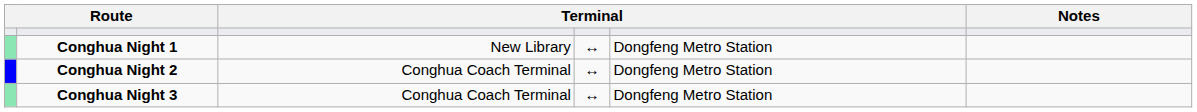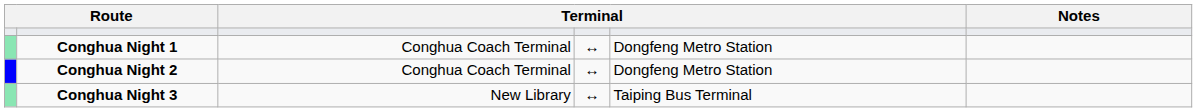(531, 47) New Library -> (486, 47) Conghua Coach Terminal
(486, 94) Conghua Coach Terminal -> (531, 94) New Library
(693, 94) Dongfeng Metro Station -> (683, 94) Taiping Bus Terminal
